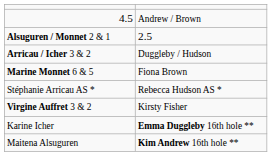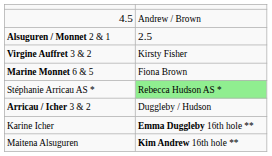rows swapped: (49, 54) <-> (49, 108)
(180, 90) no background -> (180, 90) lightgreen background
